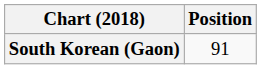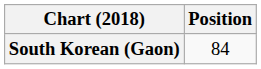(220, 48) 91 -> (220, 48) 84
